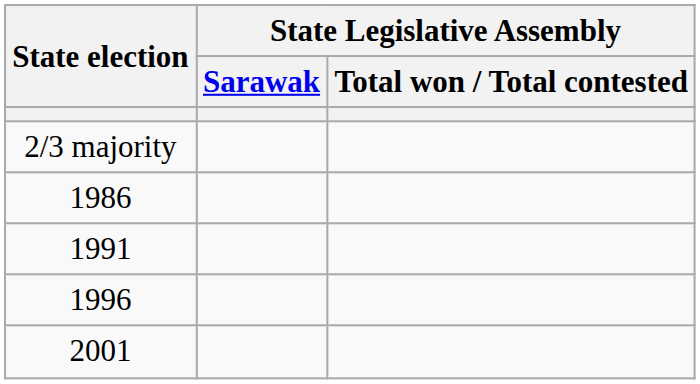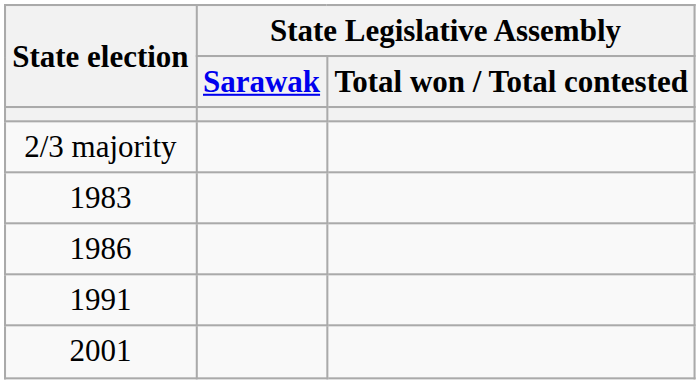+ row: (100, 198)
- row: (100, 300)
